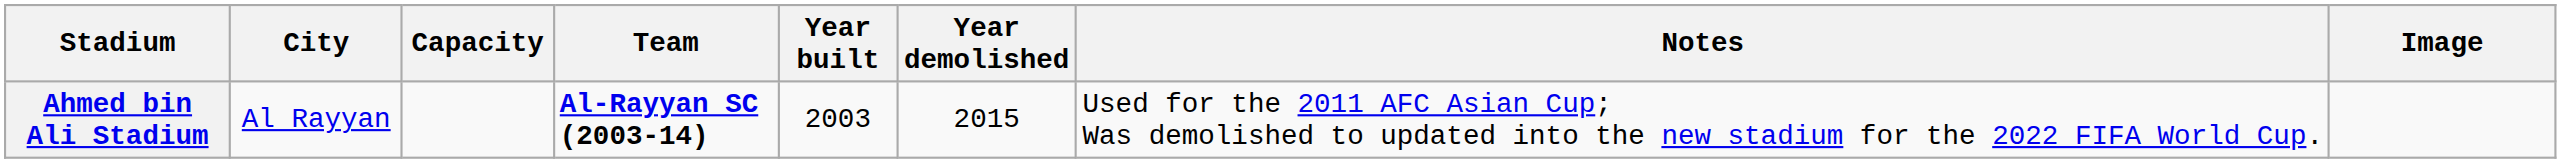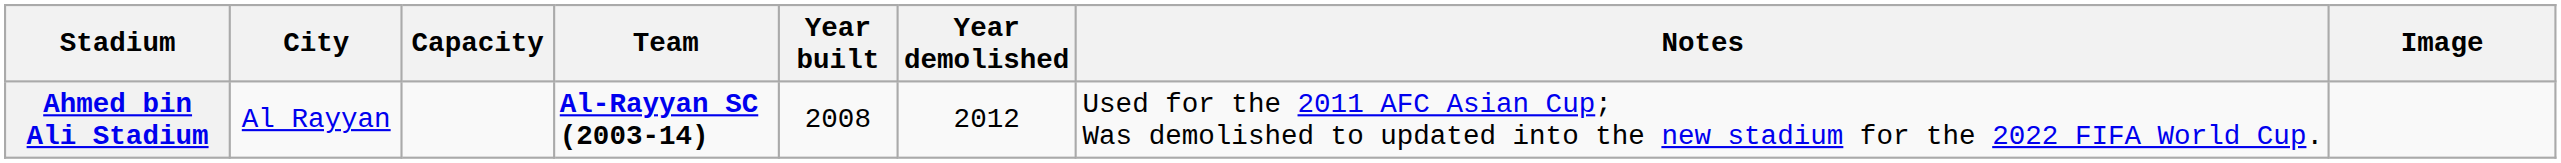(838, 120) 2003 -> (838, 120) 2008
(987, 120) 2015 -> (987, 120) 2012
